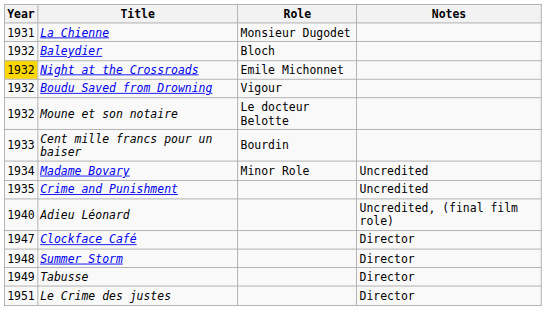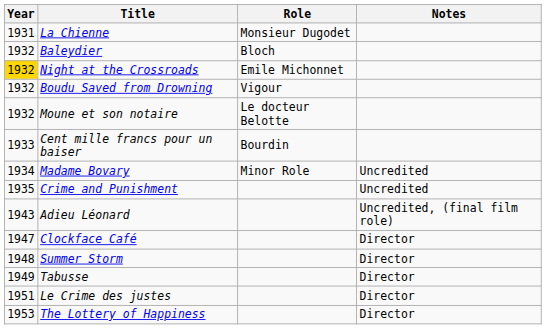(21, 215) 1940 -> (21, 215) 1943
+ row: (123, 314)
